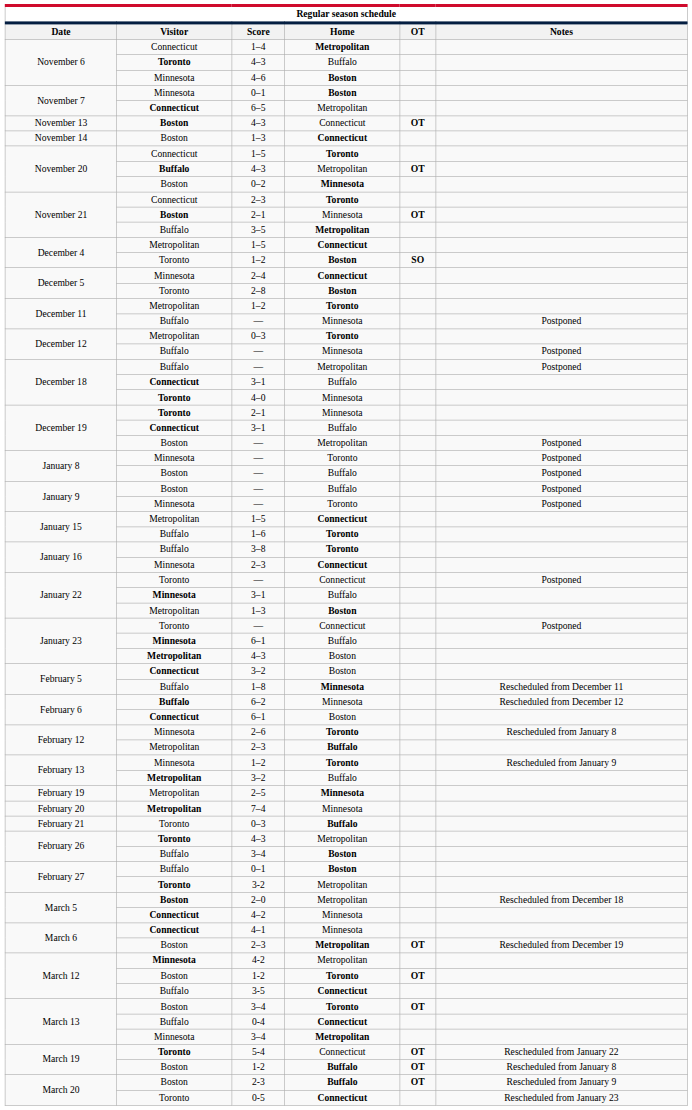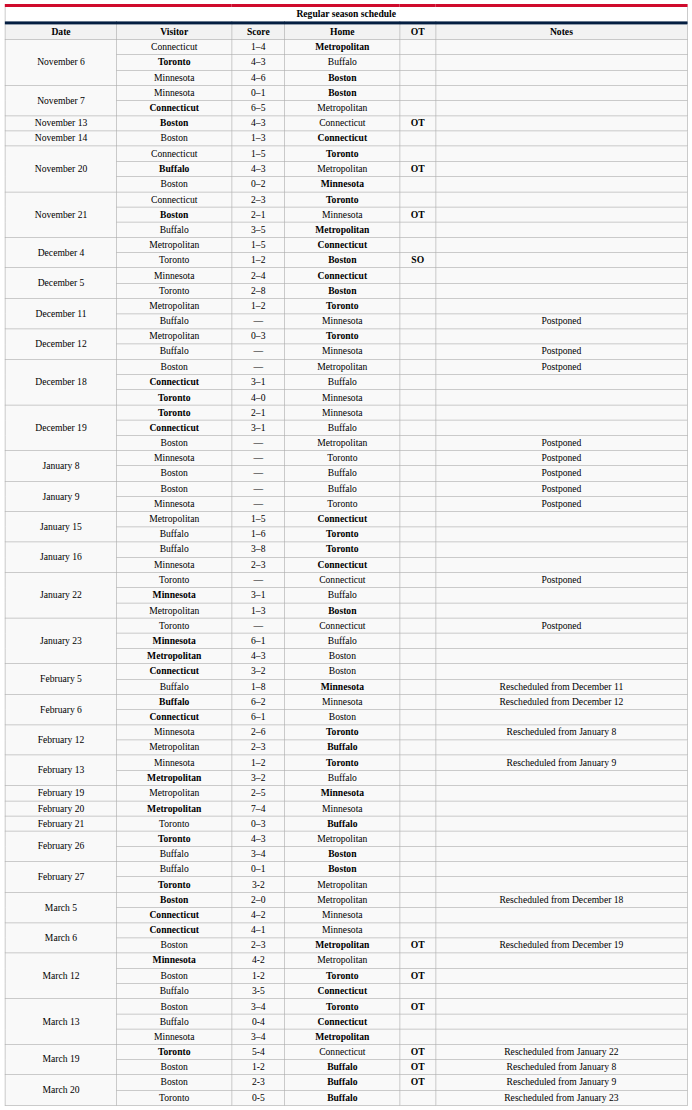(174, 367) Buffalo -> (174, 367) Boston
(342, 1097) Connecticut -> (342, 1097) Buffalo
